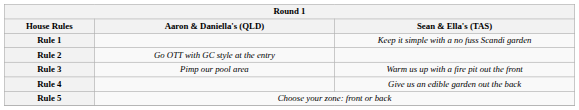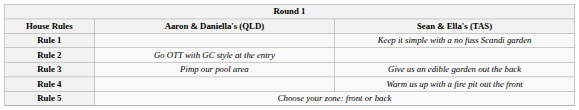(455, 70) Warm us up with a fire pit out the front -> (455, 70) Give us an edible garden out the back
(455, 84) Give us an edible garden out the back -> (455, 84) Warm us up with a fire pit out the front
